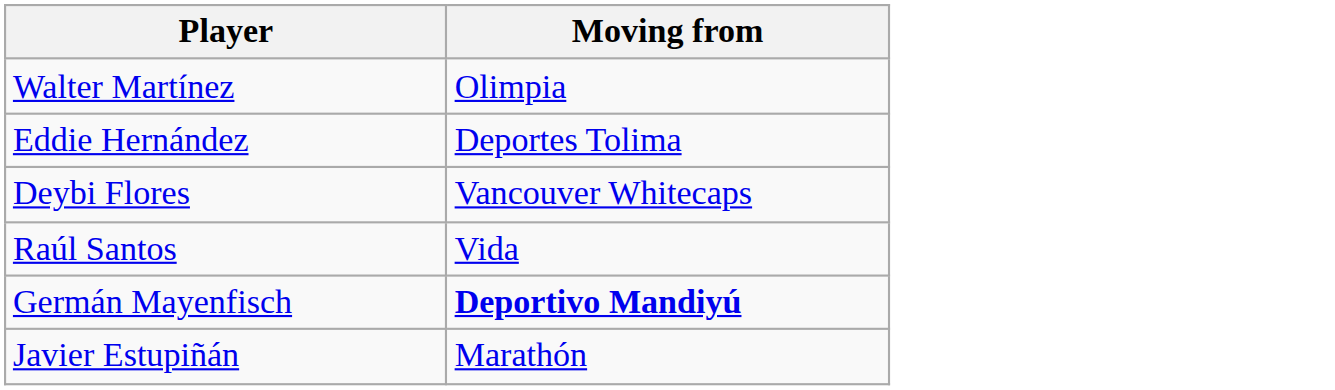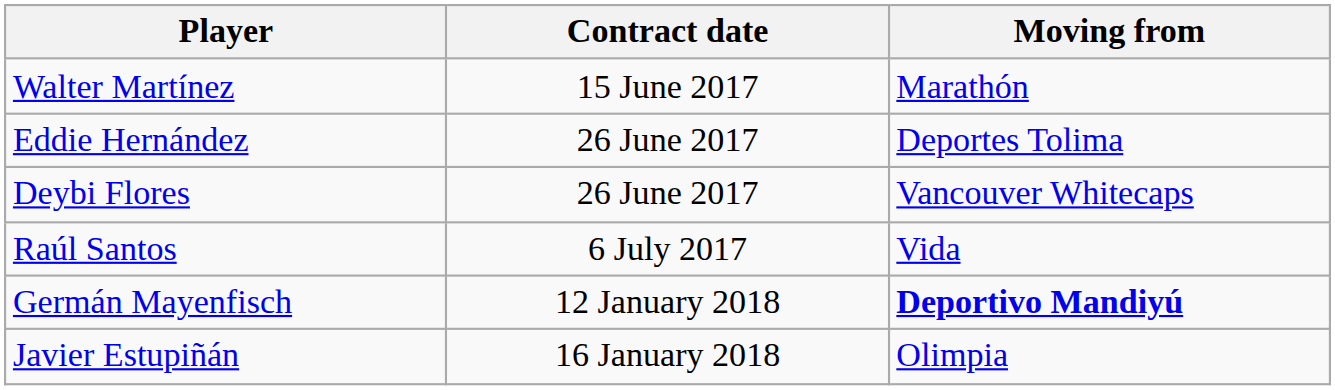+ column: (668, 31)
(510, 85) Olimpia -> (963, 85) Marathón
(521, 355) Marathón -> (952, 355) Olimpia
